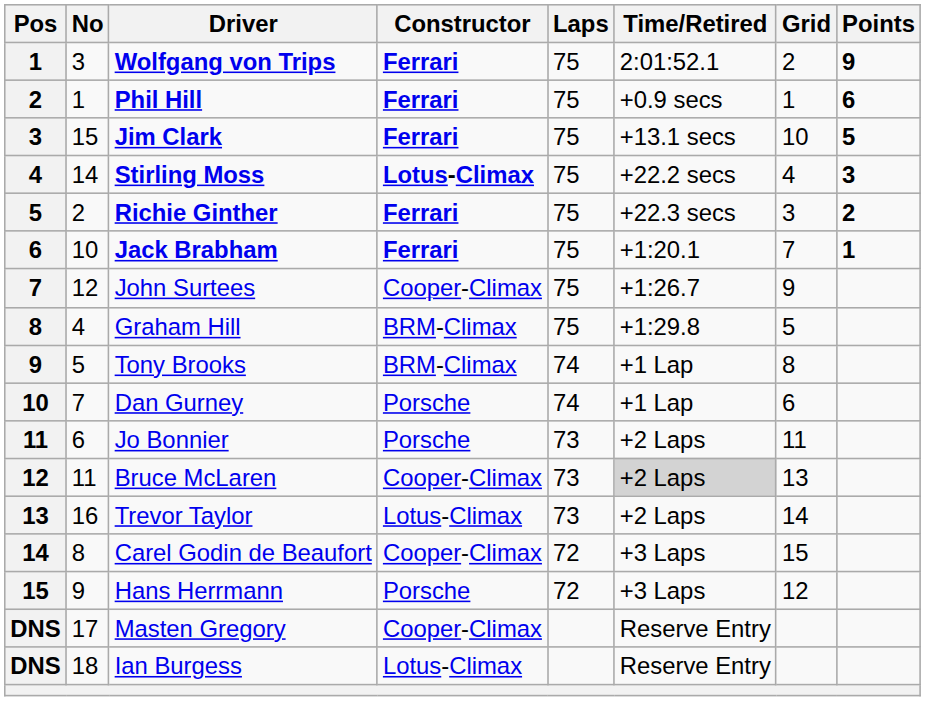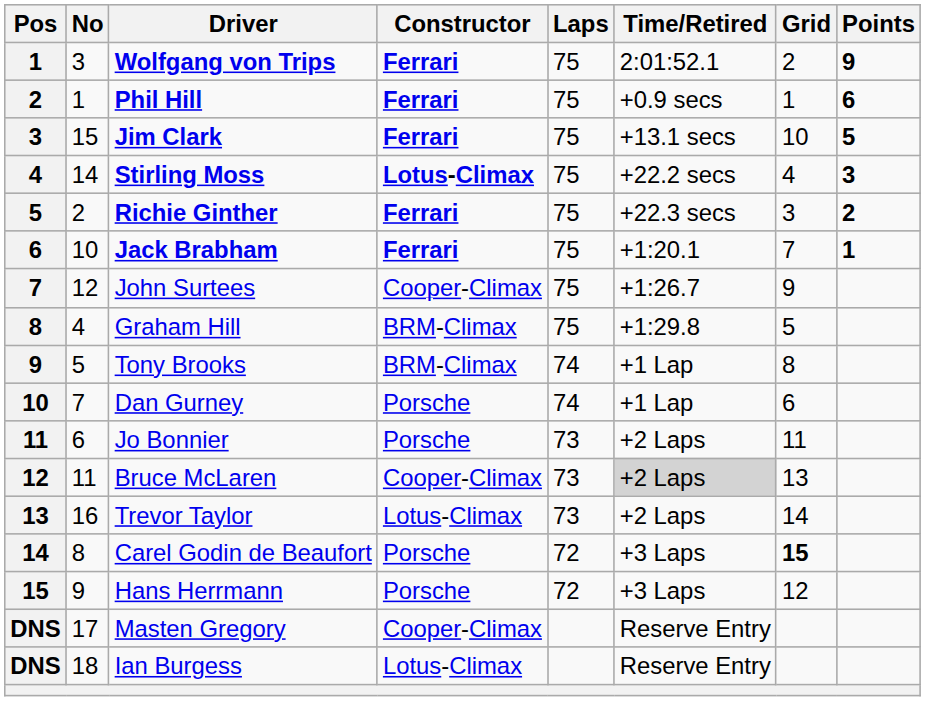(462, 553) Cooper-Climax -> (427, 553) Porsche
(795, 553) normal -> (795, 553) bold
